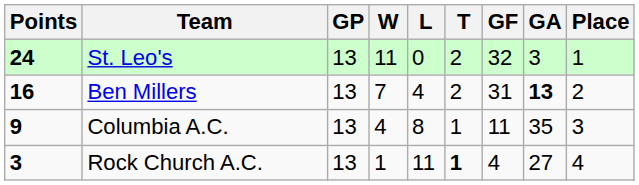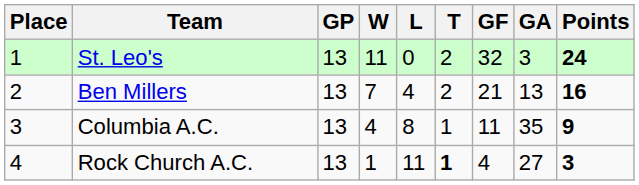columns swapped: (601, 22) <-> (44, 22)
(500, 92) 31 -> (490, 92) 21
(541, 92) bold -> (531, 92) normal
